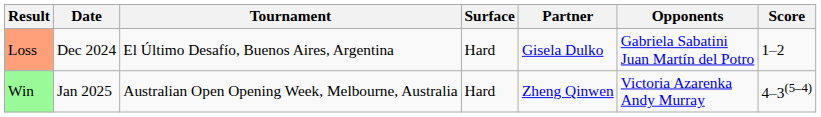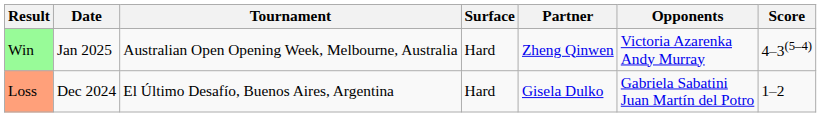rows swapped: (23, 49) <-> (21, 91)
